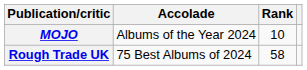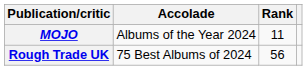(277, 34) 10 -> (277, 34) 11
(277, 55) 58 -> (277, 55) 56
